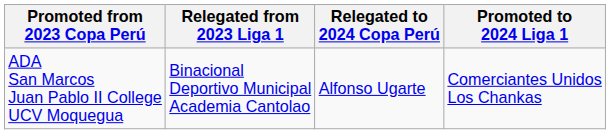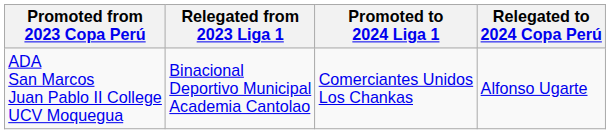columns swapped: (525, 26) <-> (379, 26)
